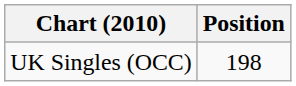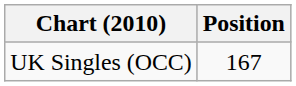(244, 61) 198 -> (244, 61) 167
